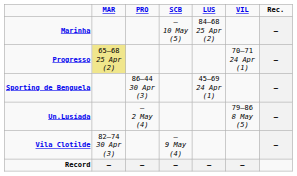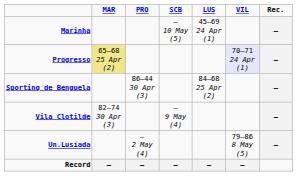(209, 30) 84–68 25 Apr (2) -> (209, 30) 45–69 24 Apr (1)
(242, 59) no background -> (242, 59) lavender background
(209, 87) 45–69 24 Apr (1) -> (209, 87) 84–68 25 Apr (2)
rows swapped: (69, 116) <-> (63, 144)
